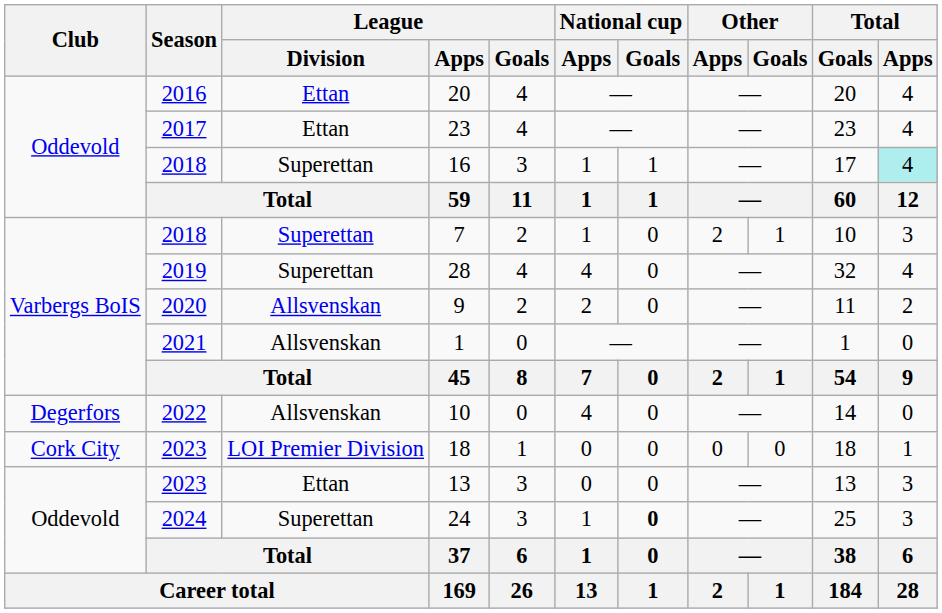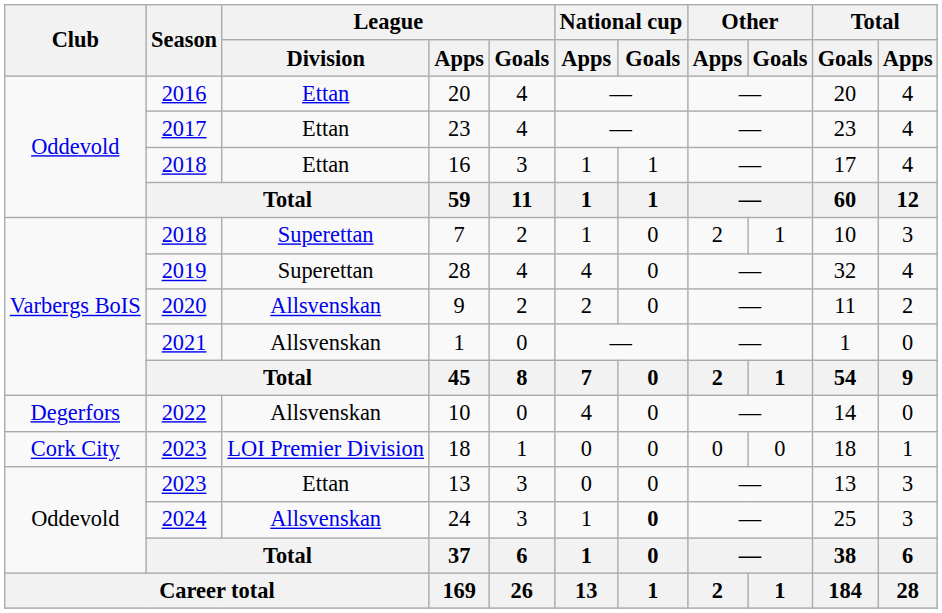(326, 164) Superettan -> (326, 164) Ettan
(908, 164) paleturquoise background -> (908, 164) no background
(326, 519) Superettan -> (326, 519) Allsvenskan
